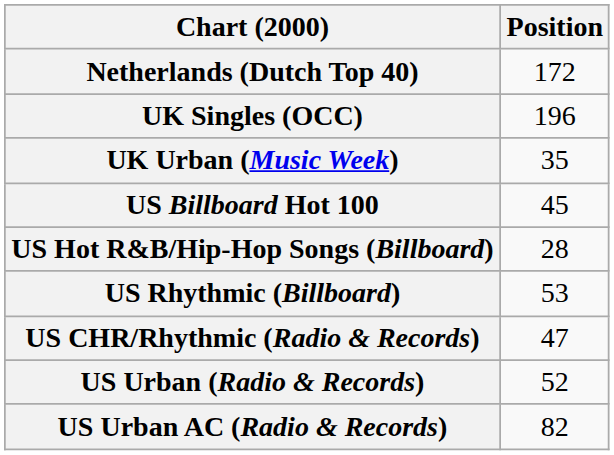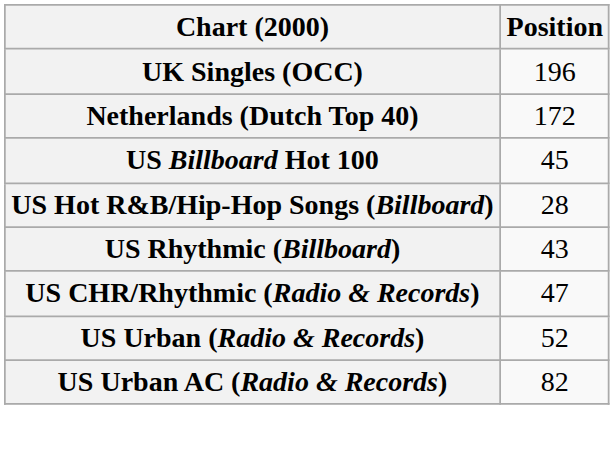rows swapped: (252, 71) <-> (252, 115)
- row: (252, 159)
(555, 293) 53 -> (555, 248) 43
